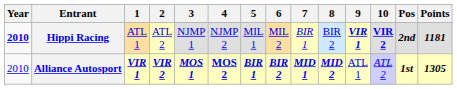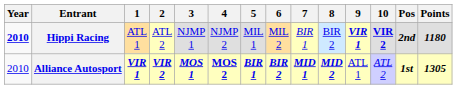(435, 38) 1181 -> (435, 38) 1180
